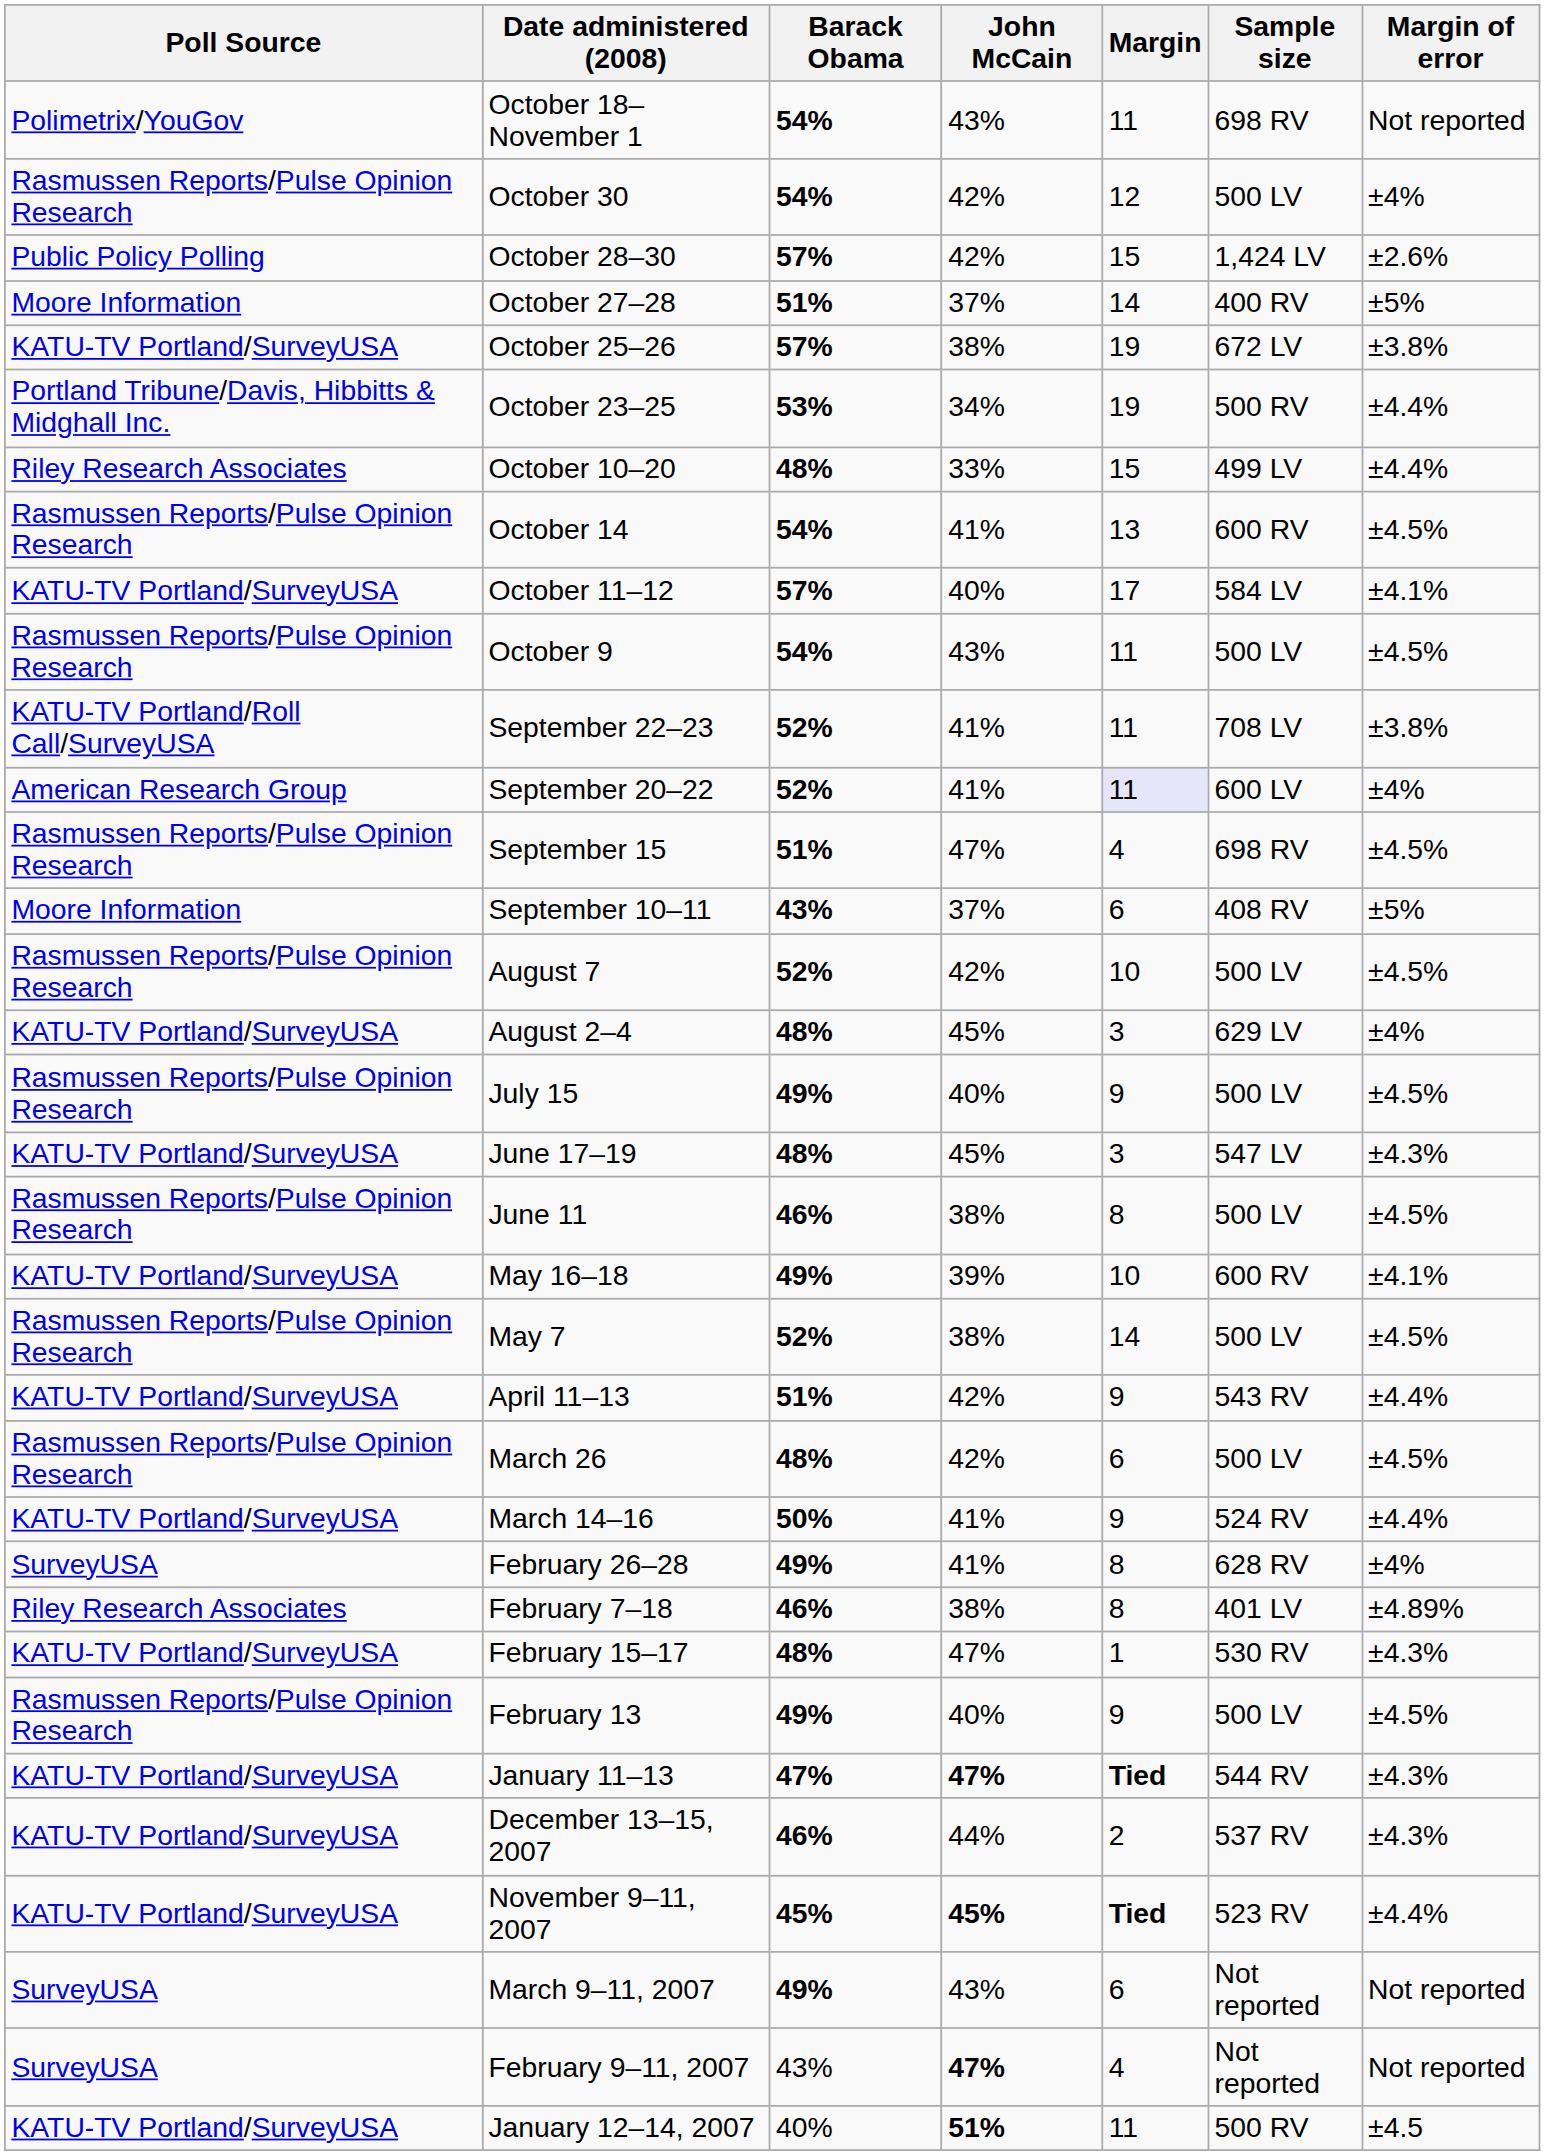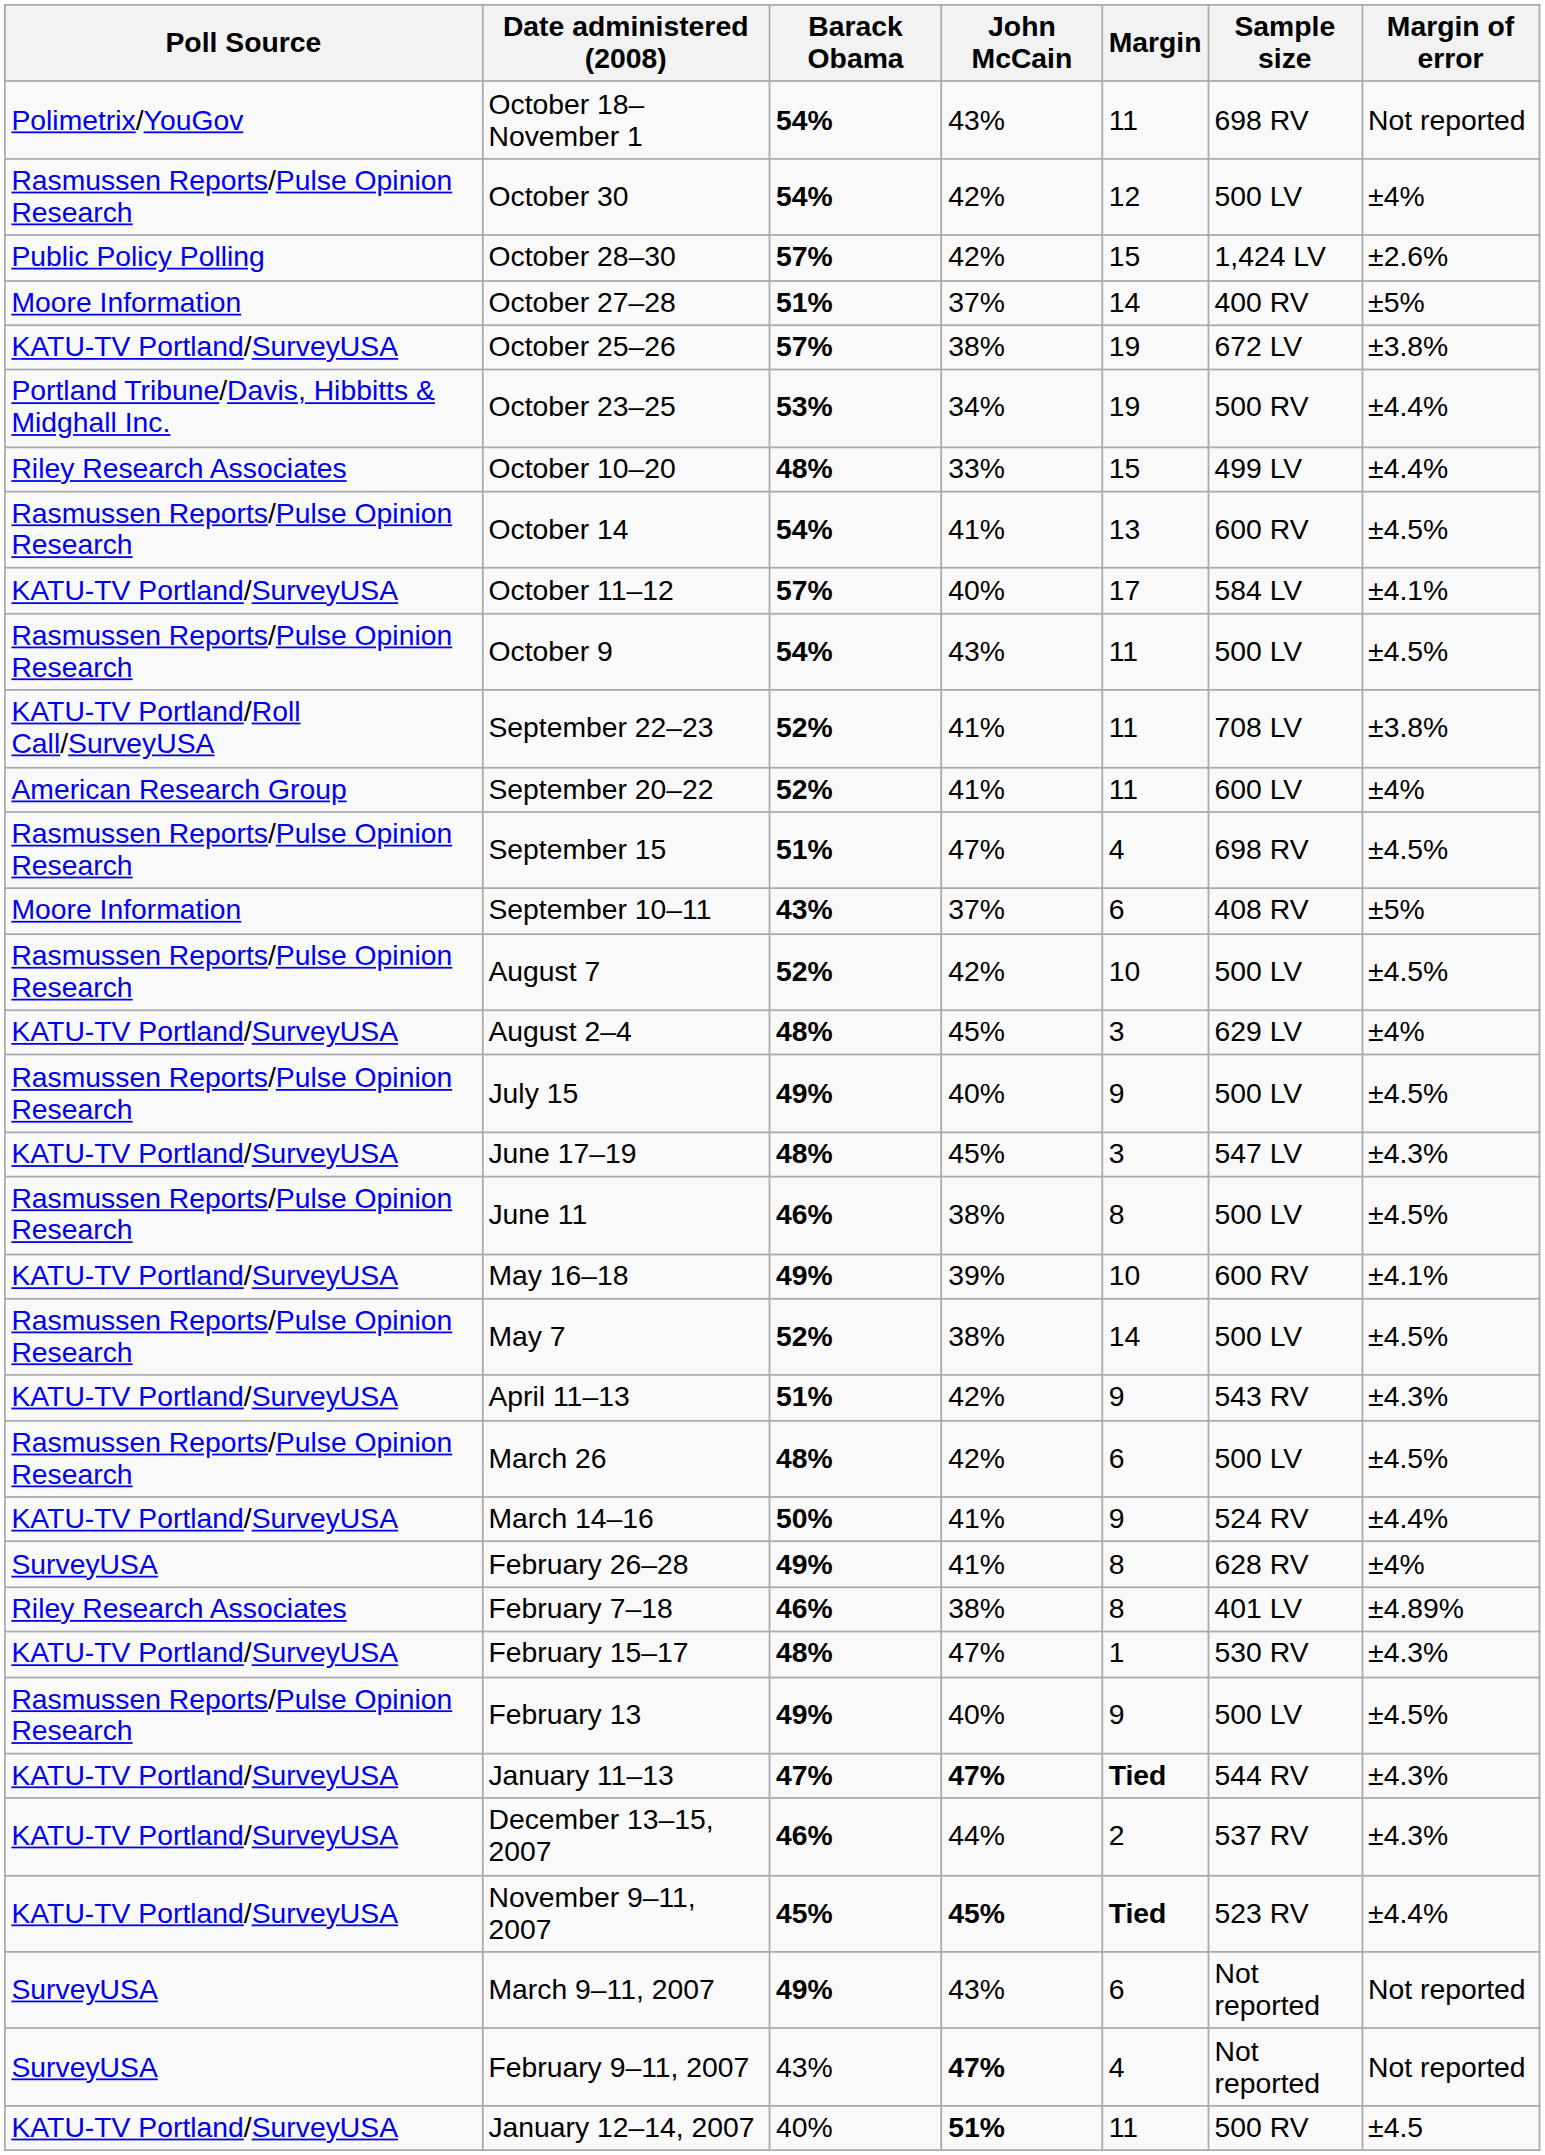(1123, 788) lavender background -> (1123, 788) no background
(1408, 1397) ±4.4% -> (1408, 1397) ±4.3%
